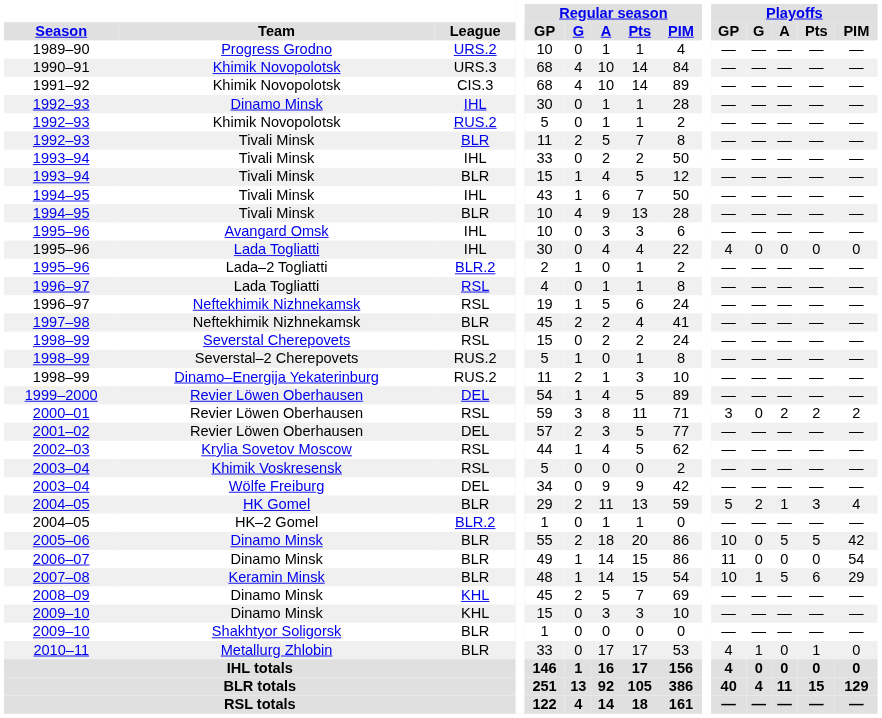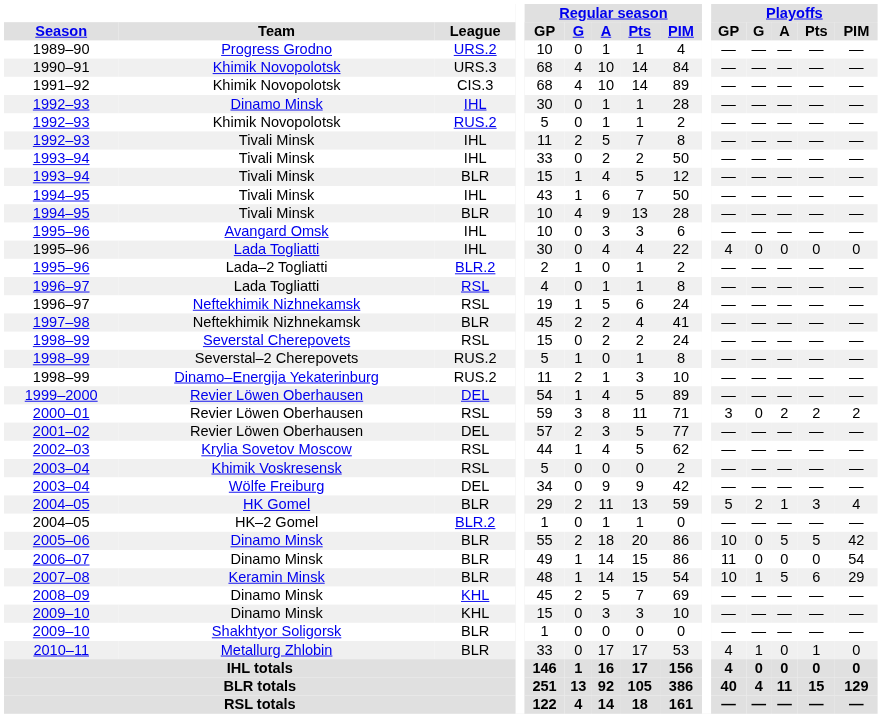(475, 140) BLR -> (475, 140) IHL
